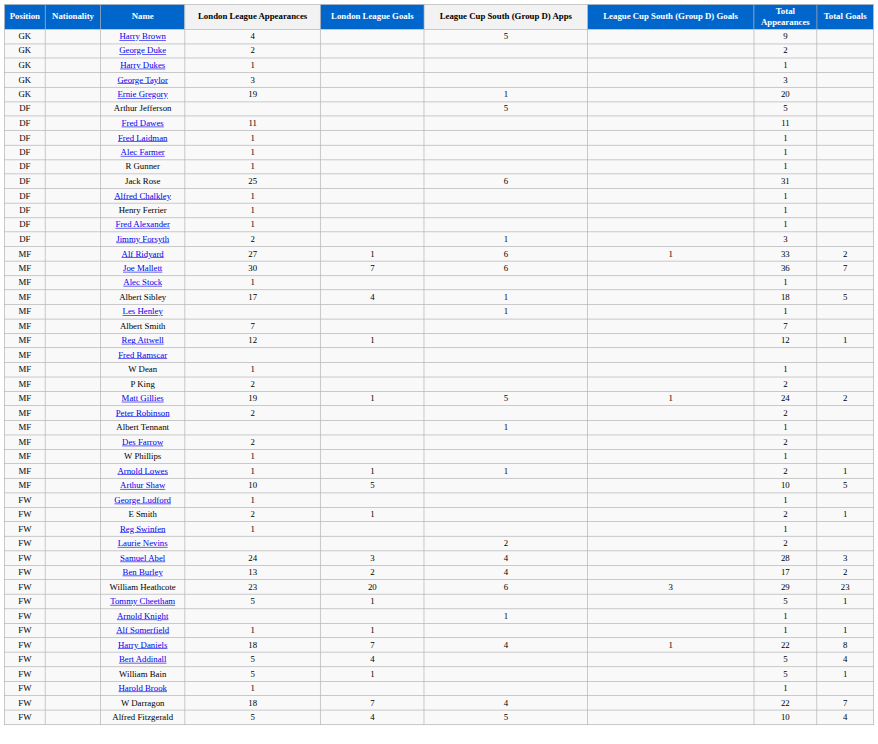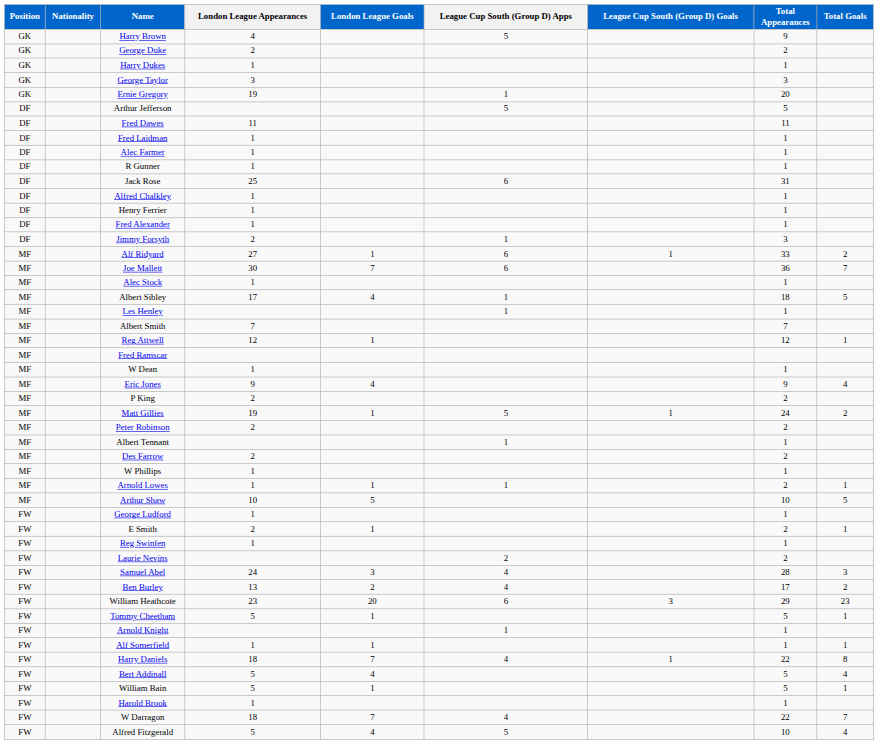+ row: (143, 384)
